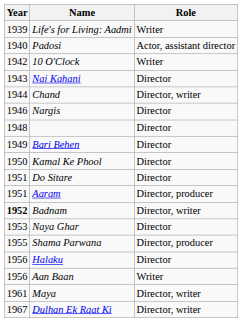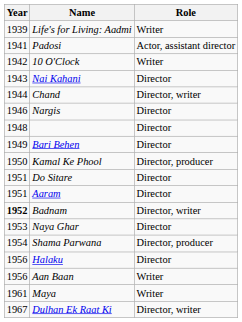(17, 45) 1940 -> (17, 45) 1941
(154, 161) Director -> (175, 161) Director, producer
(175, 194) Director, producer -> (154, 194) Director
(17, 243) 1955 -> (17, 243) 1954
(169, 293) Director, writer -> (150, 293) Writer
